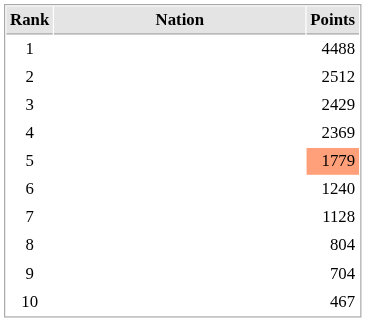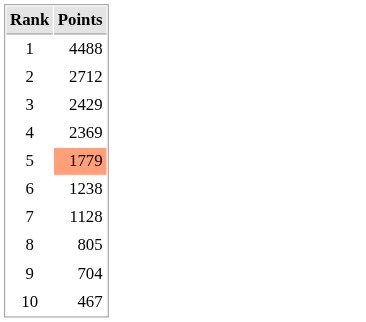- column: (180, 19)
(338, 77) 2512 -> (86, 77) 2712
(338, 189) 1240 -> (86, 189) 1238
(343, 245) 804 -> (90, 245) 805
